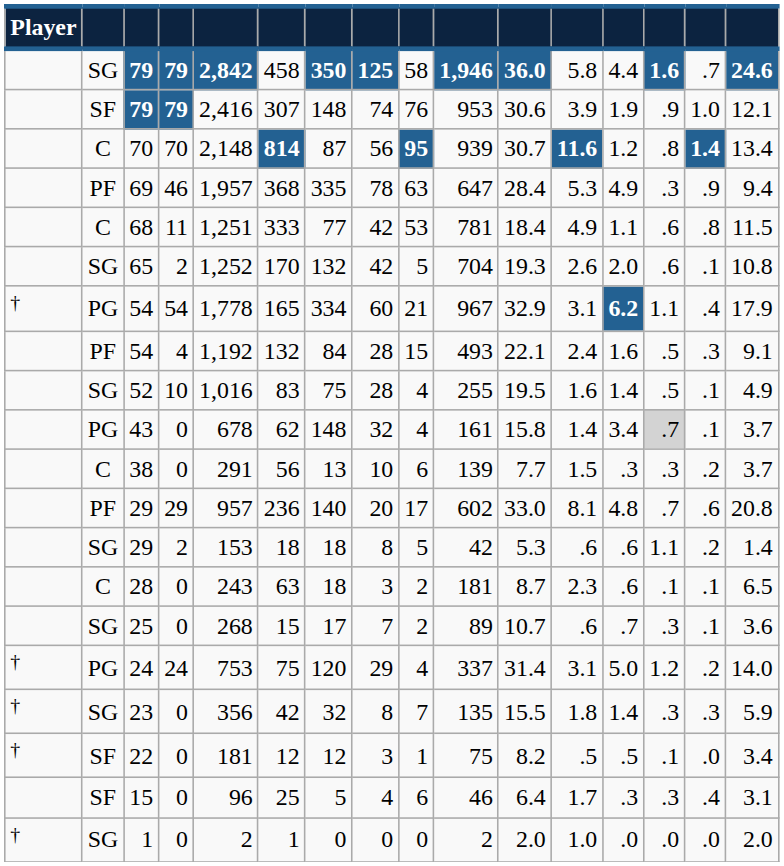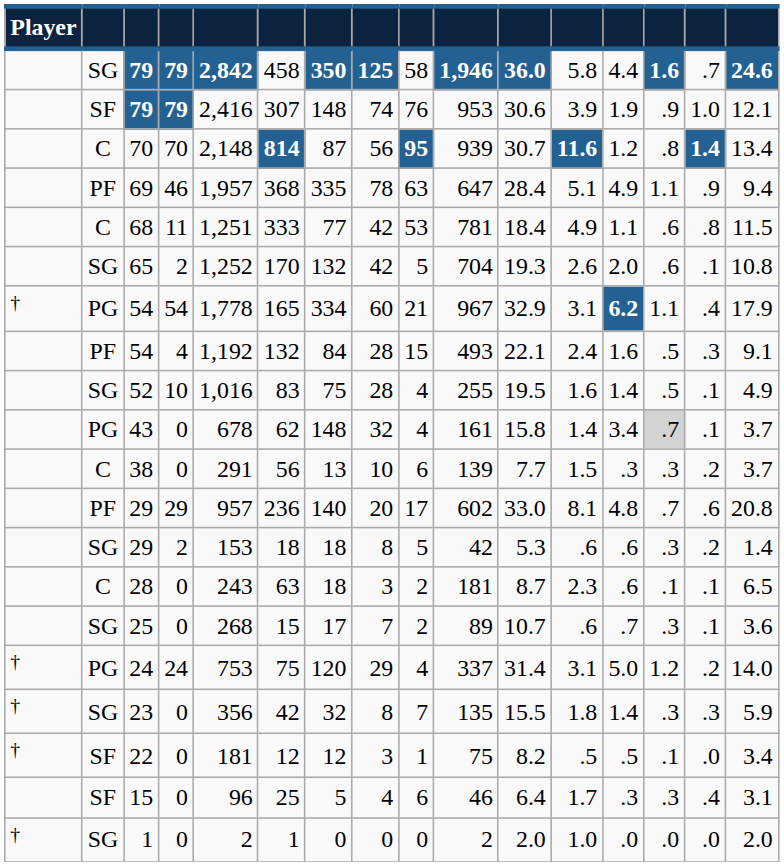(582, 188) 5.3 -> (582, 188) 5.1
(670, 188) .3 -> (664, 188) 1.1
(664, 546) 1.1 -> (670, 546) .3
